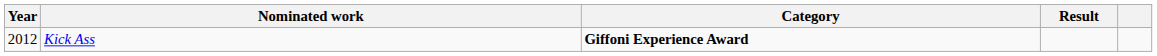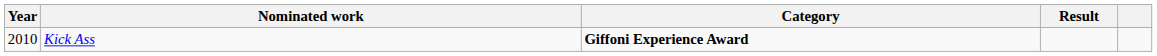(23, 39) 2012 -> (23, 39) 2010
